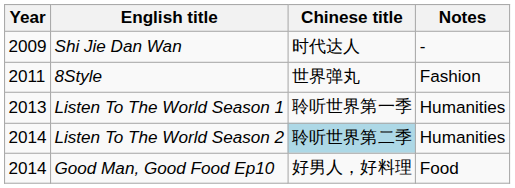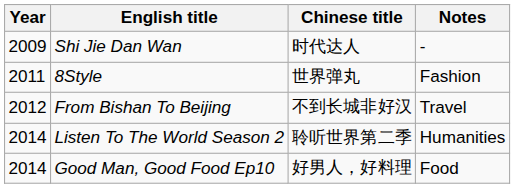+ row: (143, 107)
- row: (169, 107)
(352, 137) lightblue background -> (352, 137) no background
